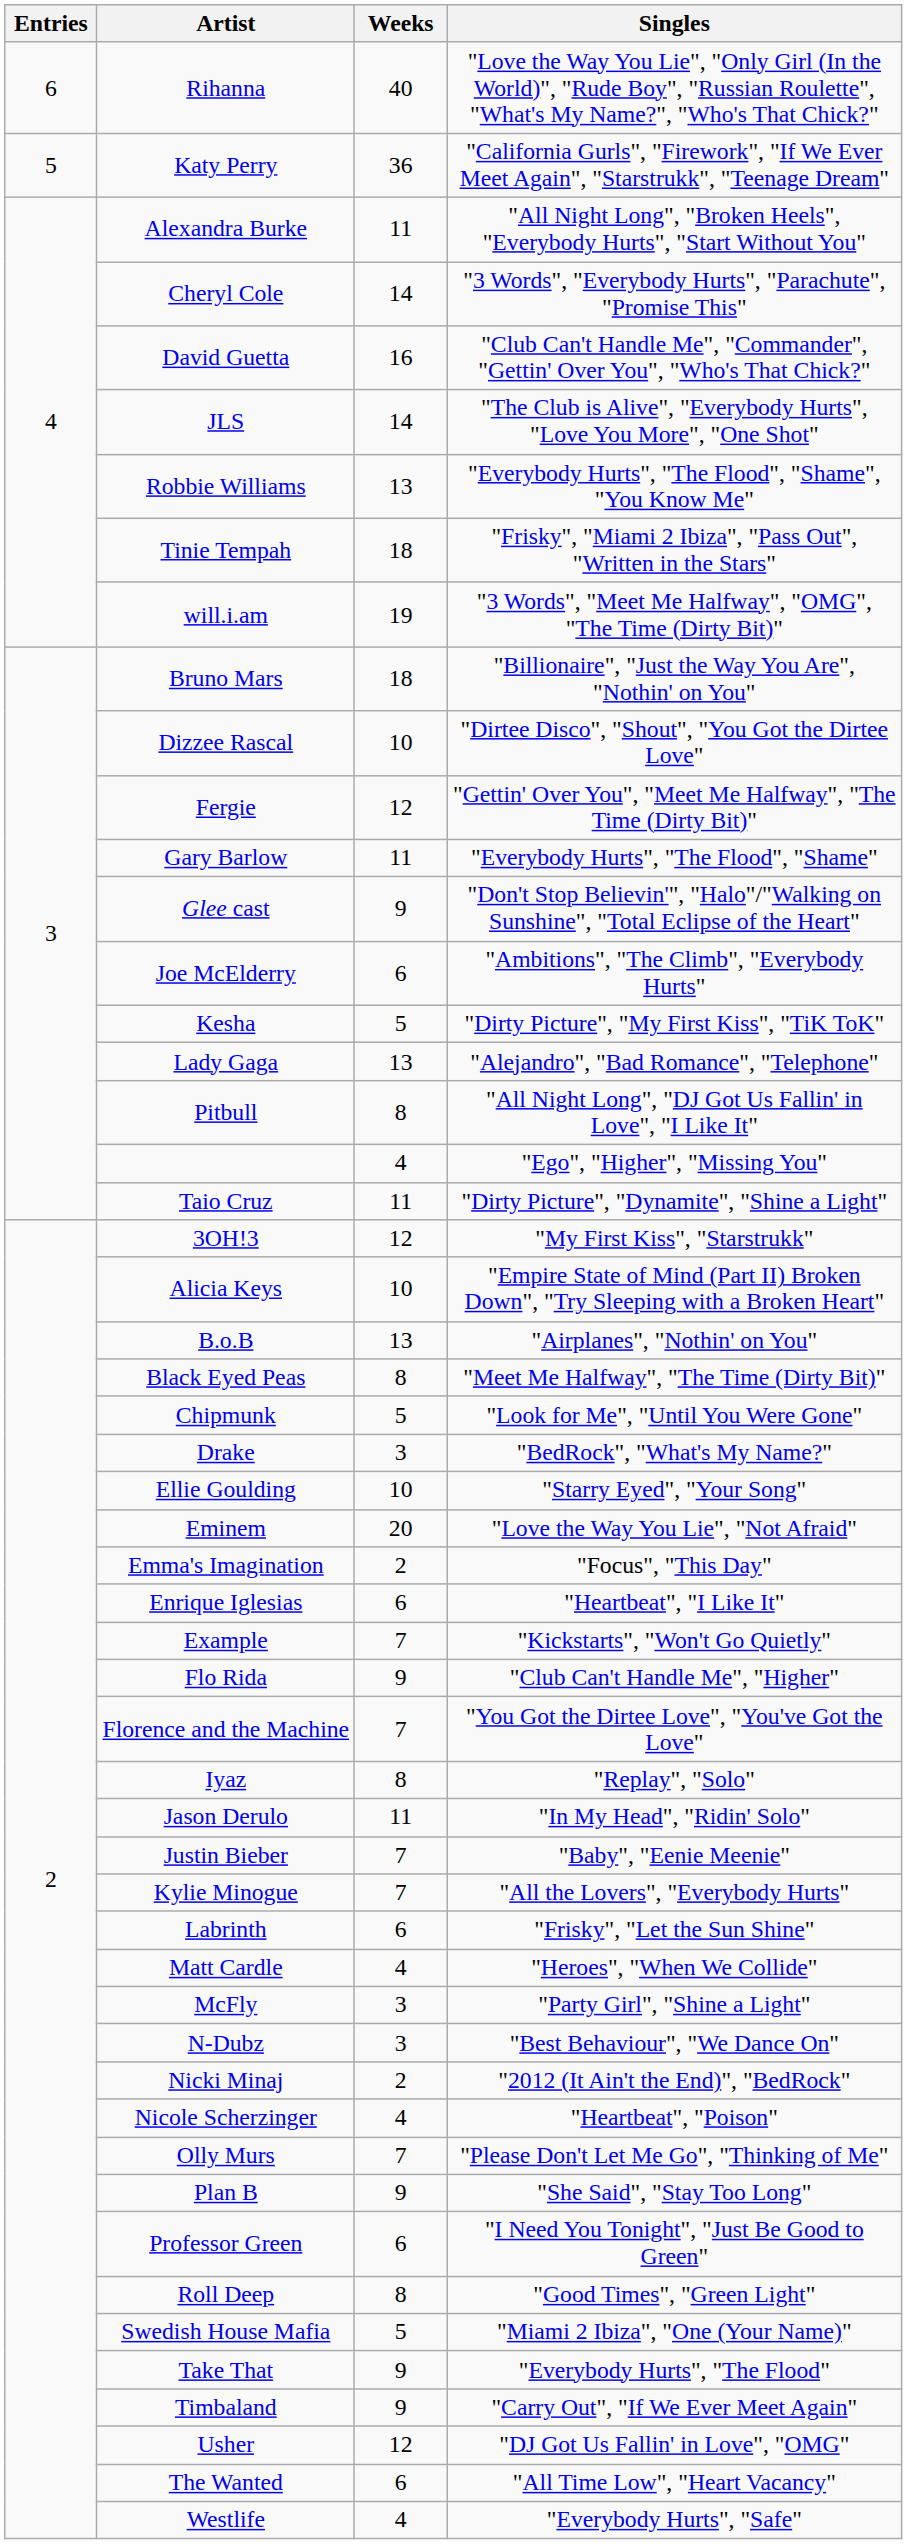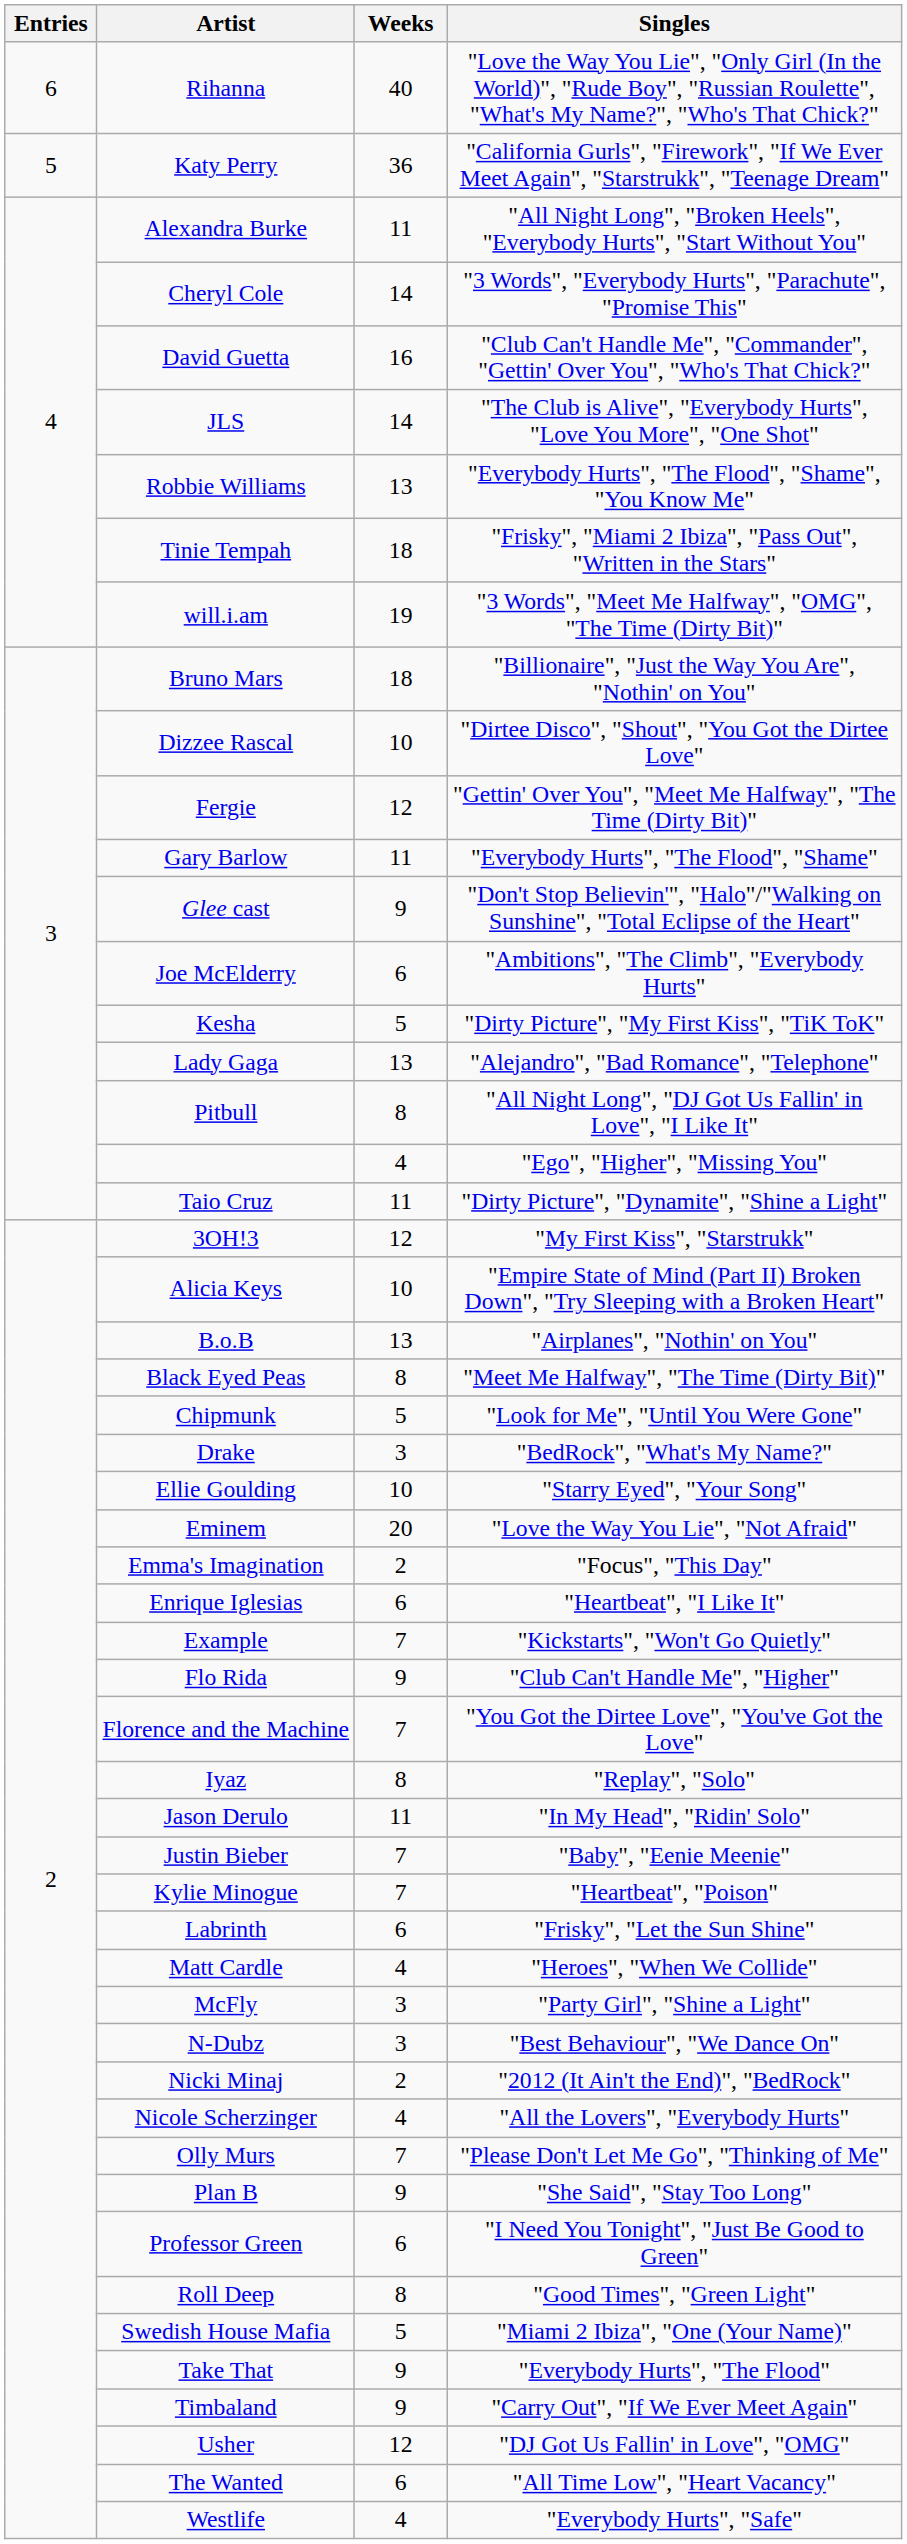(674, 1892) "All the Lovers", "Everybody Hurts" -> (674, 1892) "Heartbeat", "Poison"
(674, 2117) "Heartbeat", "Poison" -> (674, 2117) "All the Lovers", "Everybody Hurts"
